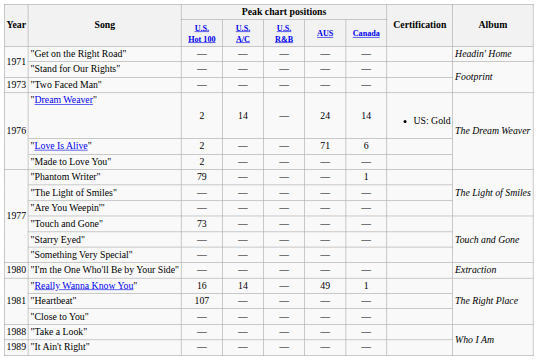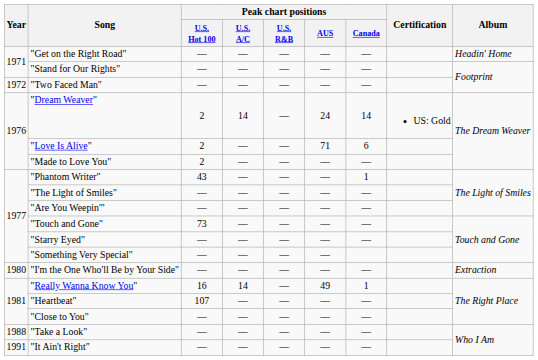(16, 85) 1973 -> (16, 85) 1972
(202, 177) 79 -> (202, 177) 43
(16, 347) 1989 -> (16, 347) 1991
